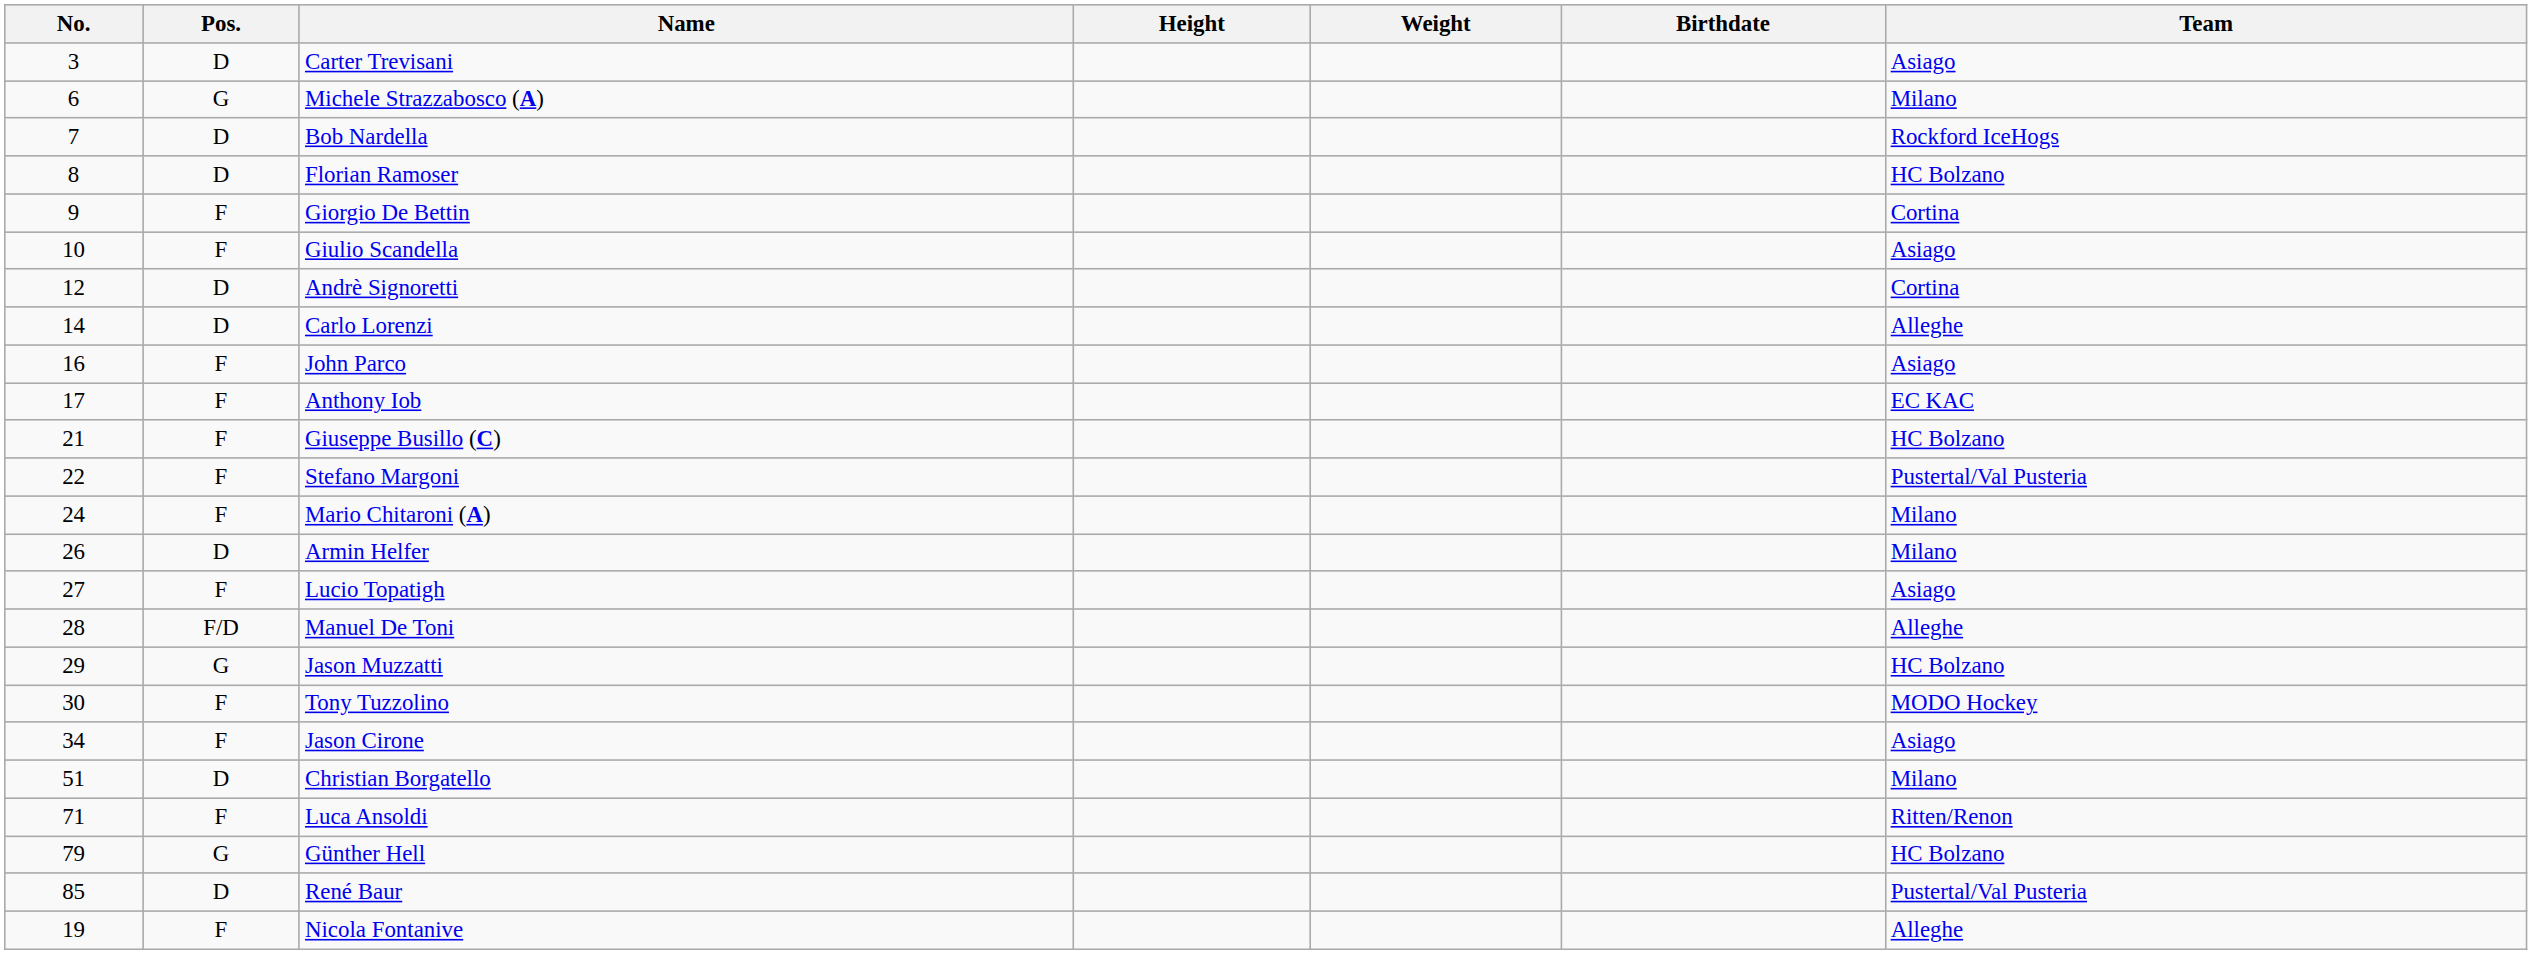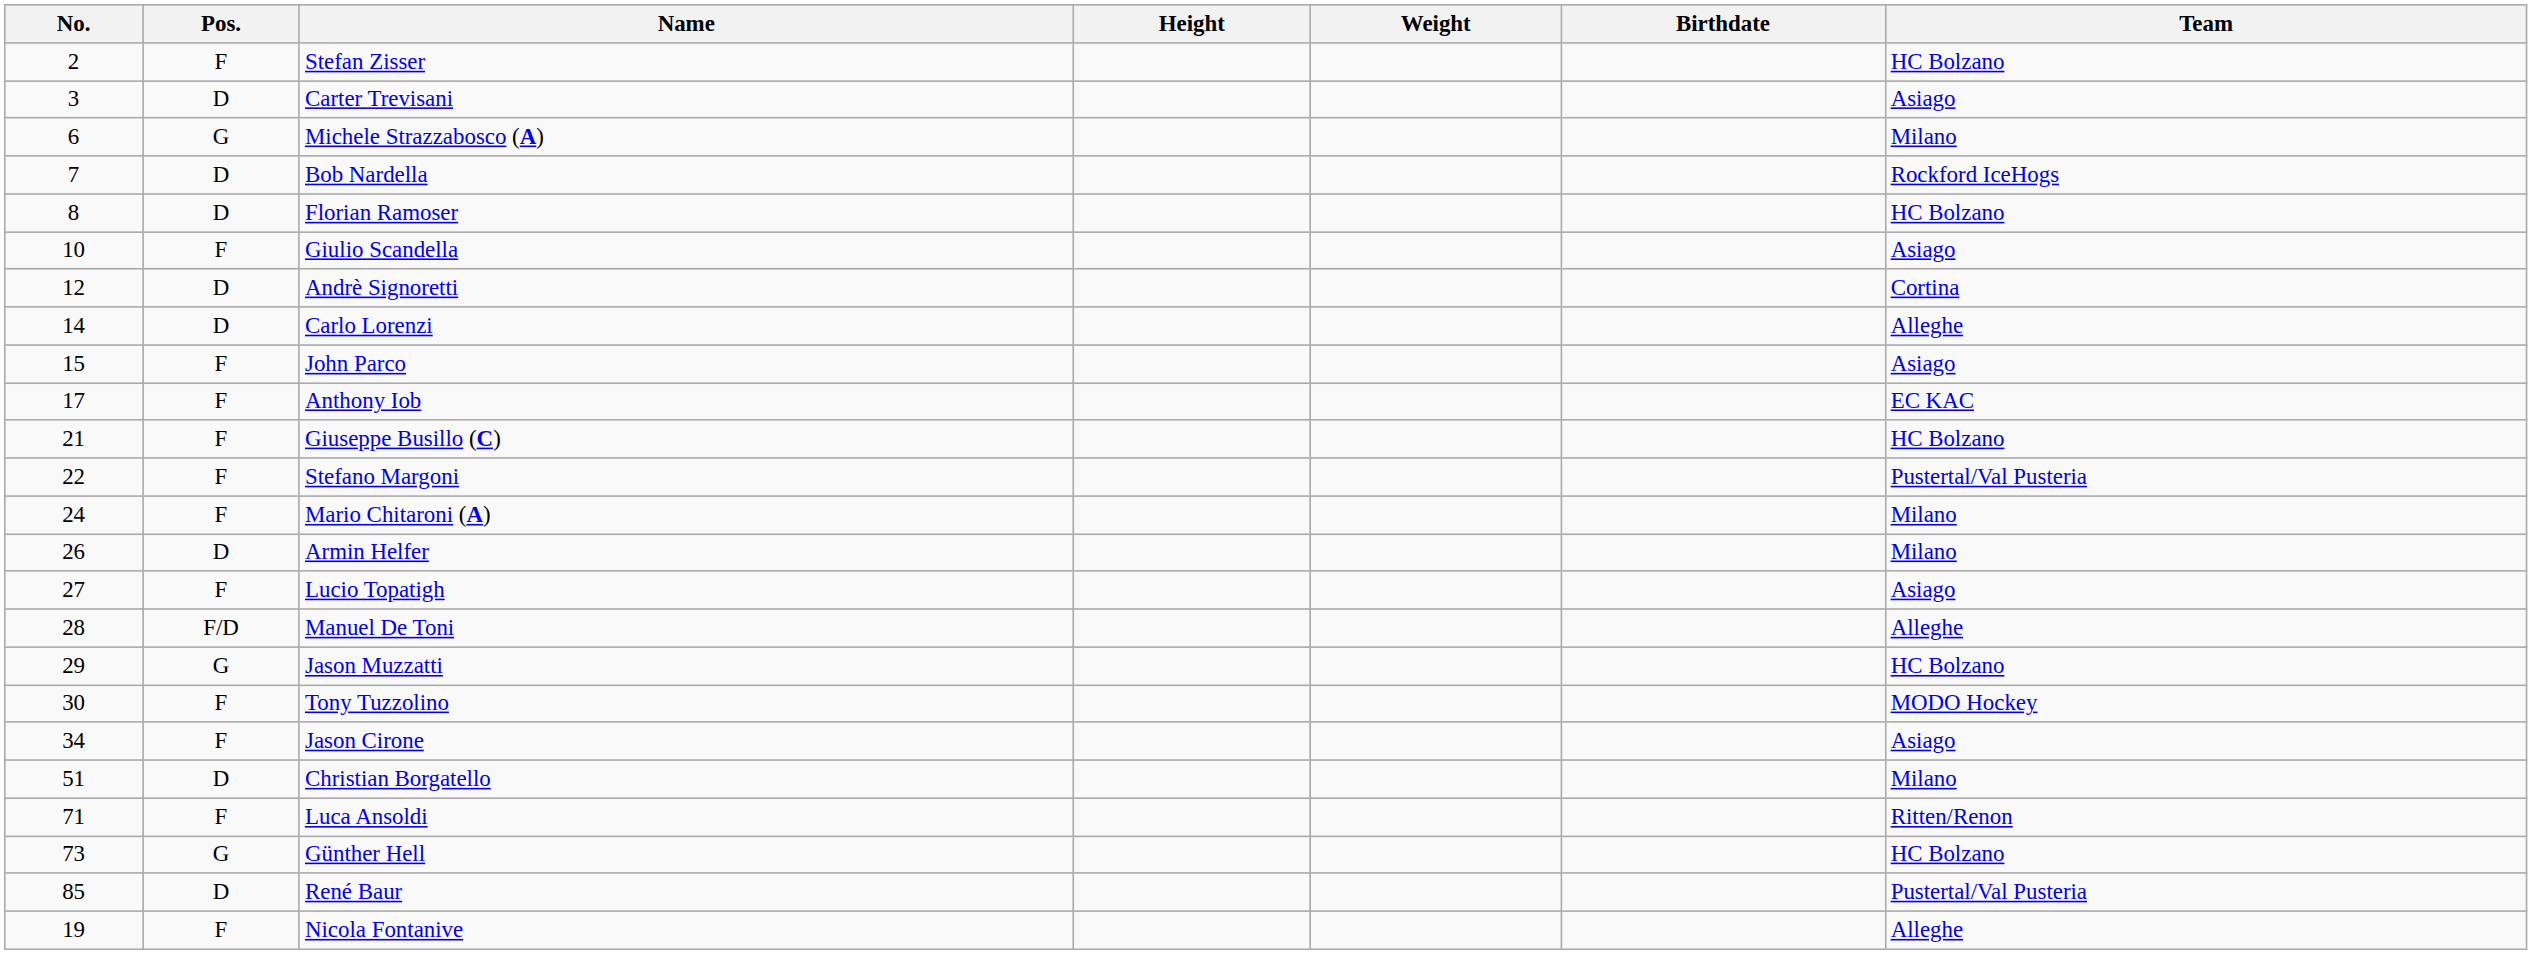+ row: (365, 61)
- row: (387, 212)
(74, 363) 16 -> (74, 363) 15
(74, 854) 79 -> (74, 854) 73
